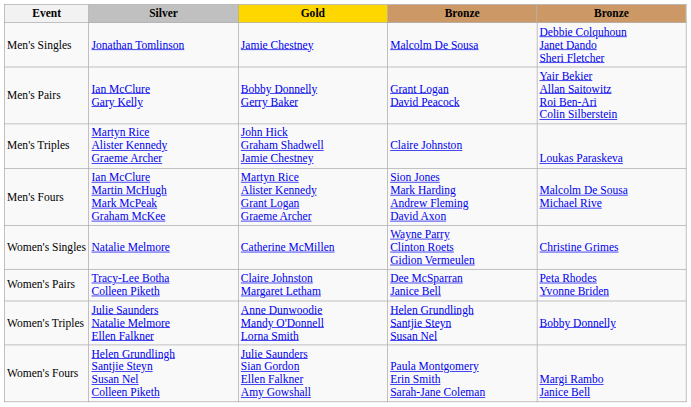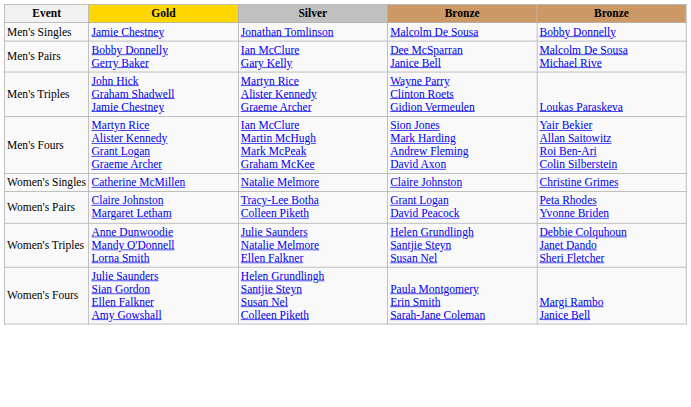columns swapped: (313, 13) <-> (164, 13)
(583, 44) Debbie Colquhoun Janet Dando Sheri Fletcher -> (578, 31) Bobby Donnelly
(425, 95) Grant Logan David Peacock -> (426, 56) Dee McSparran Janice Bell
(578, 95) Yair Bekier Allan Saitowitz Roi Ben-Ari Colin Silberstein -> (584, 56) Malcolm De Sousa Michael Rive
(426, 146) Claire Johnston -> (432, 94) Wayne Parry Clinton Roets Gidion Vermeulen
(584, 196) Malcolm De Sousa Michael Rive -> (578, 145) Yair Bekier Allan Saitowitz Roi Ben-Ari Colin Silberstein
(432, 247) Wayne Parry Clinton Roets Gidion Vermeulen -> (426, 182) Claire Johnston
(426, 285) Dee McSparran Janice Bell -> (425, 207) Grant Logan David Peacock
(578, 322) Bobby Donnelly -> (583, 245) Debbie Colquhoun Janet Dando Sheri Fletcher
